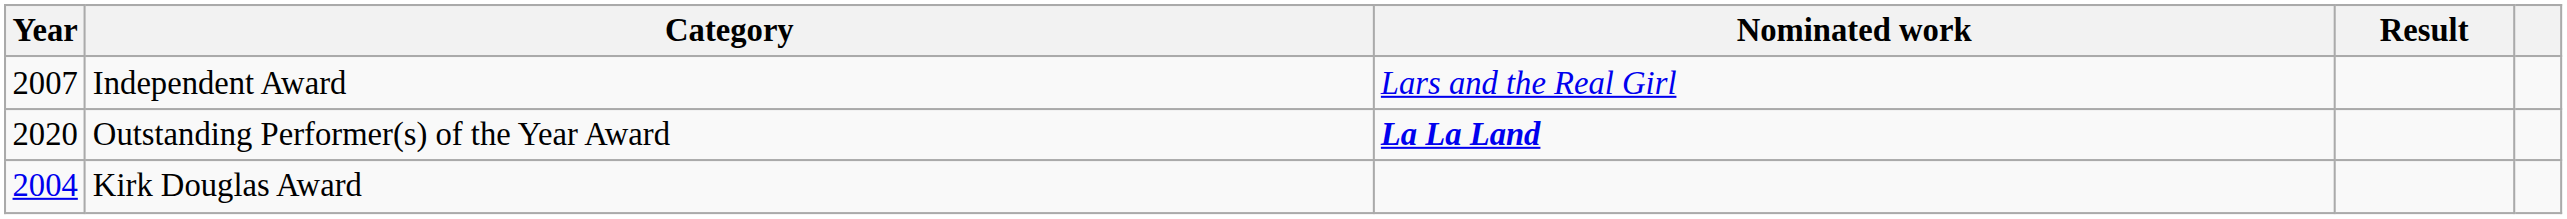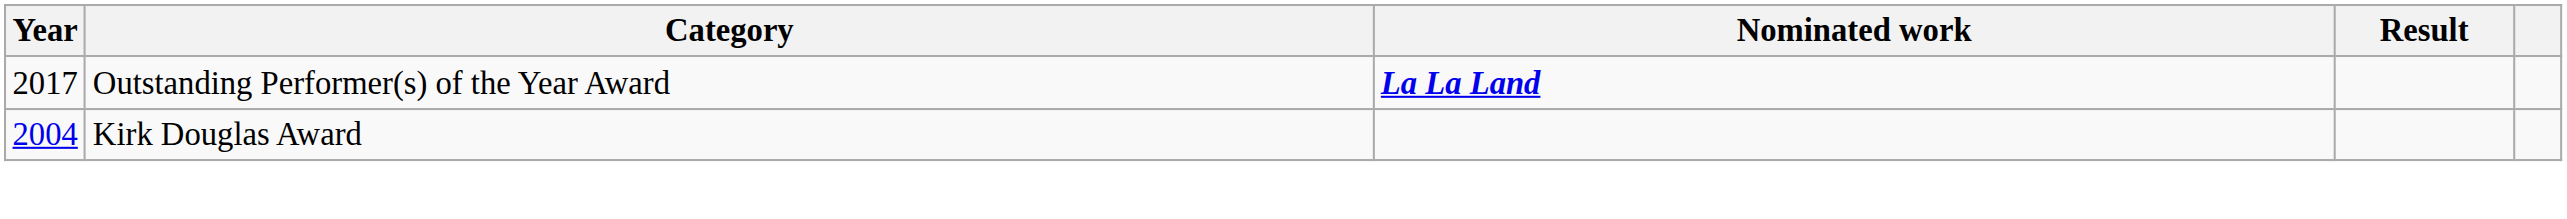- row: (220, 82)
(45, 133) 2020 -> (45, 82) 2017
